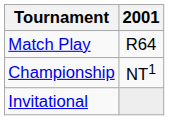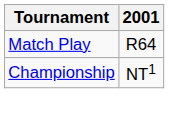- row: (48, 101)
